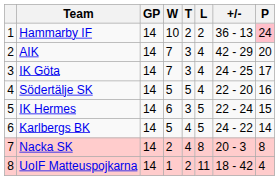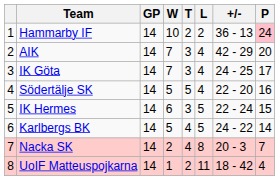(262, 147) 8 -> (262, 147) 7
